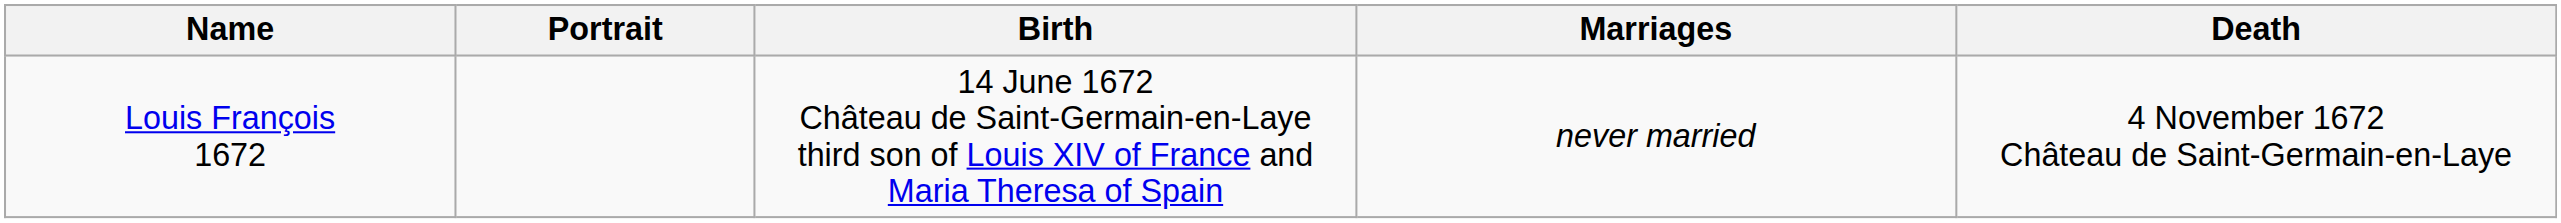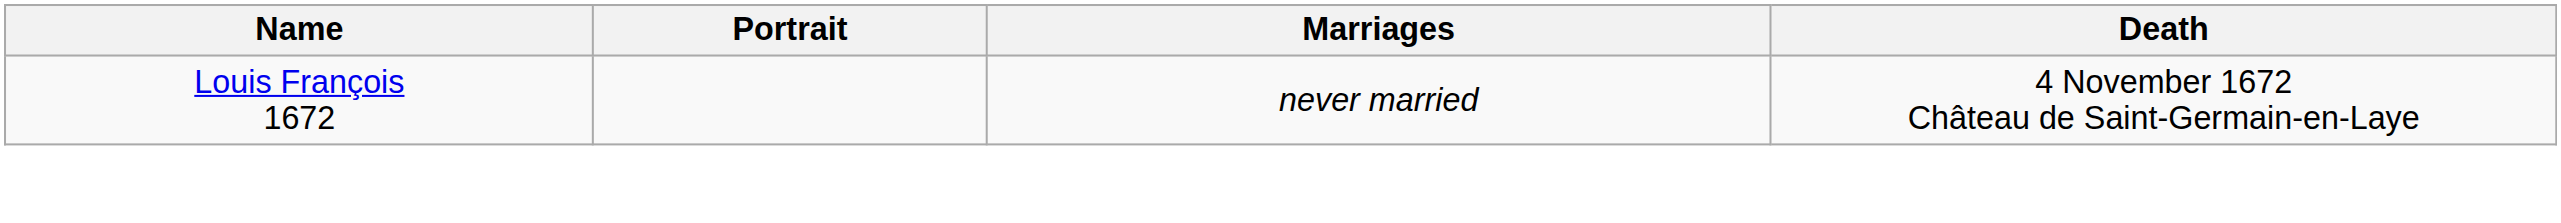- column: (1055, 30)
